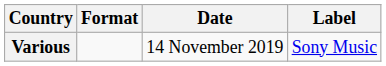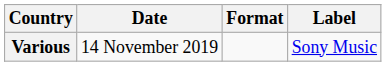columns swapped: (215, 18) <-> (110, 18)
